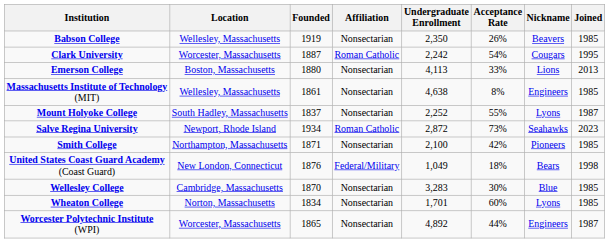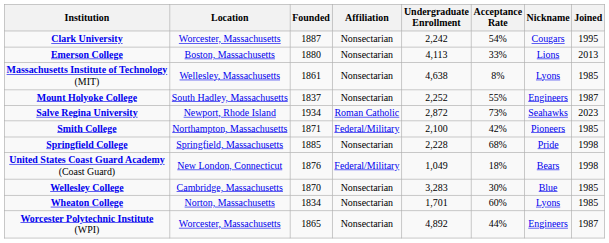- row: (87, 39)
(367, 54) Roman Catholic -> (367, 39) Nonsectarian
(548, 92) Engineers -> (548, 76) Lyons
(548, 113) Lyons -> (548, 97) Engineers
(367, 144) Nonsectarian -> (367, 129) Federal/Military
+ row: (87, 144)
